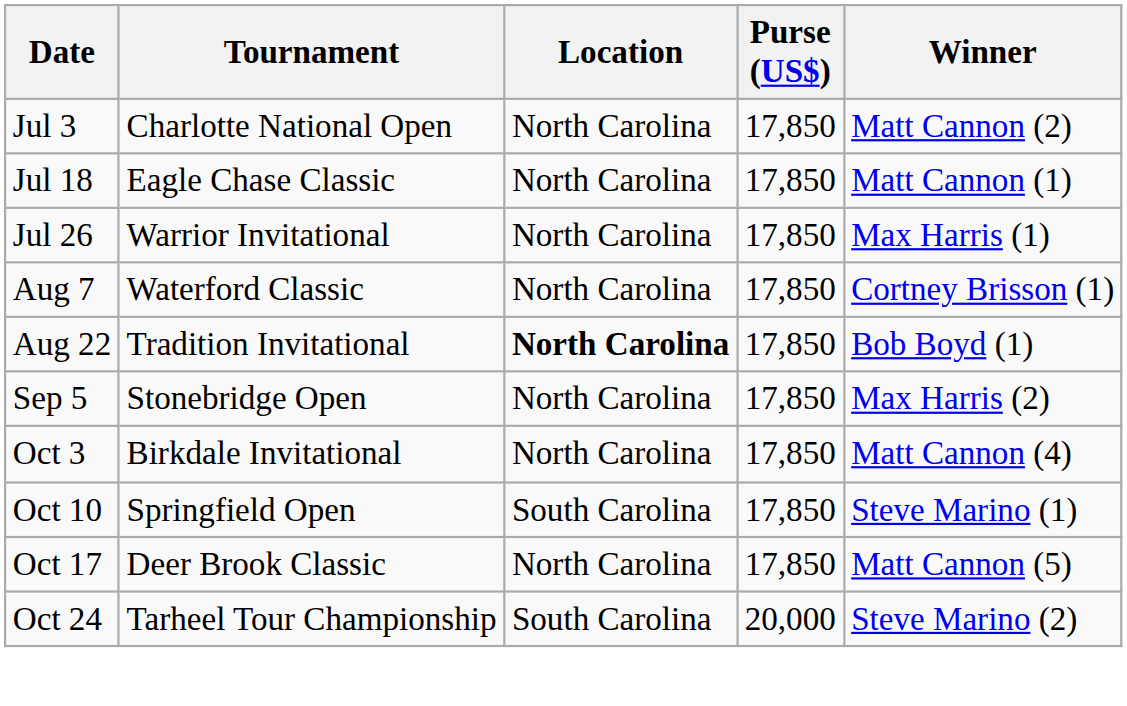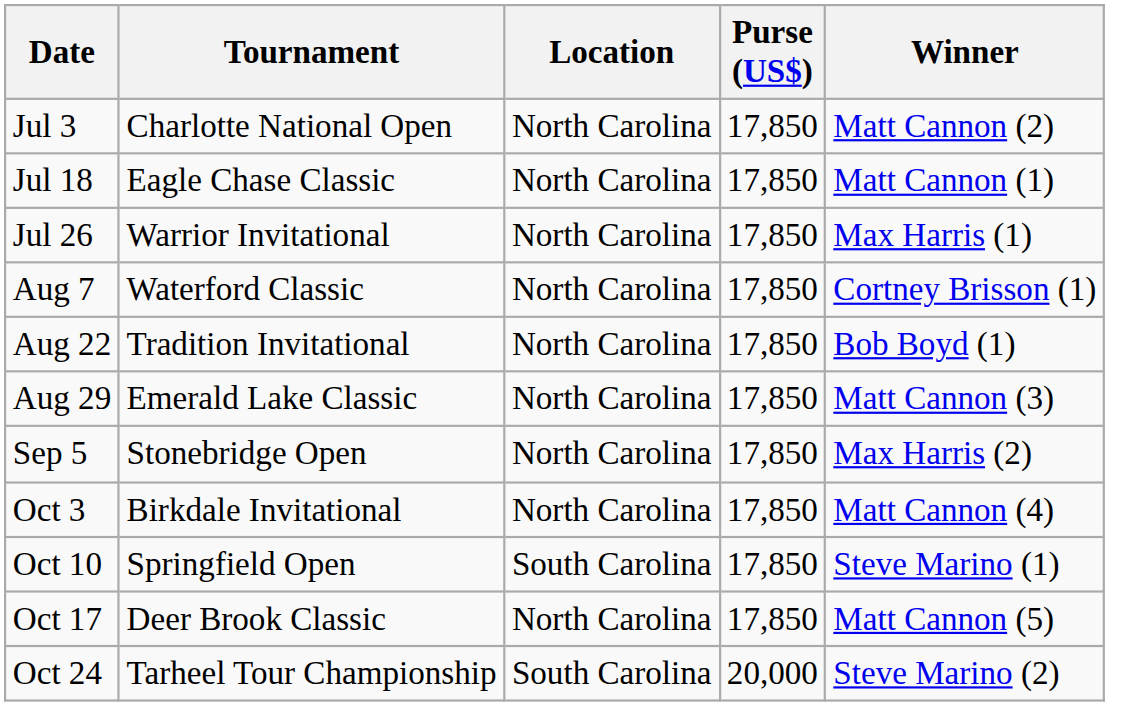(621, 344) bold -> (612, 344) normal
+ row: (62, 399)
